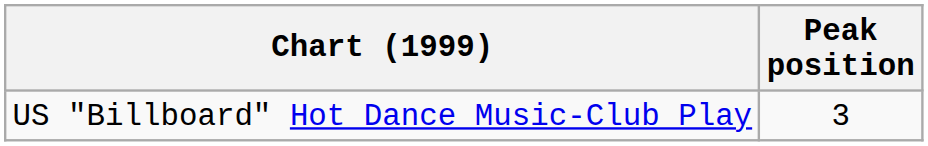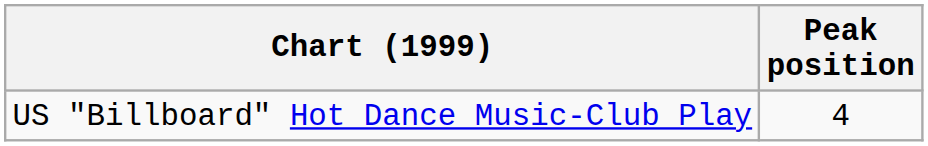(841, 116) 3 -> (841, 116) 4
